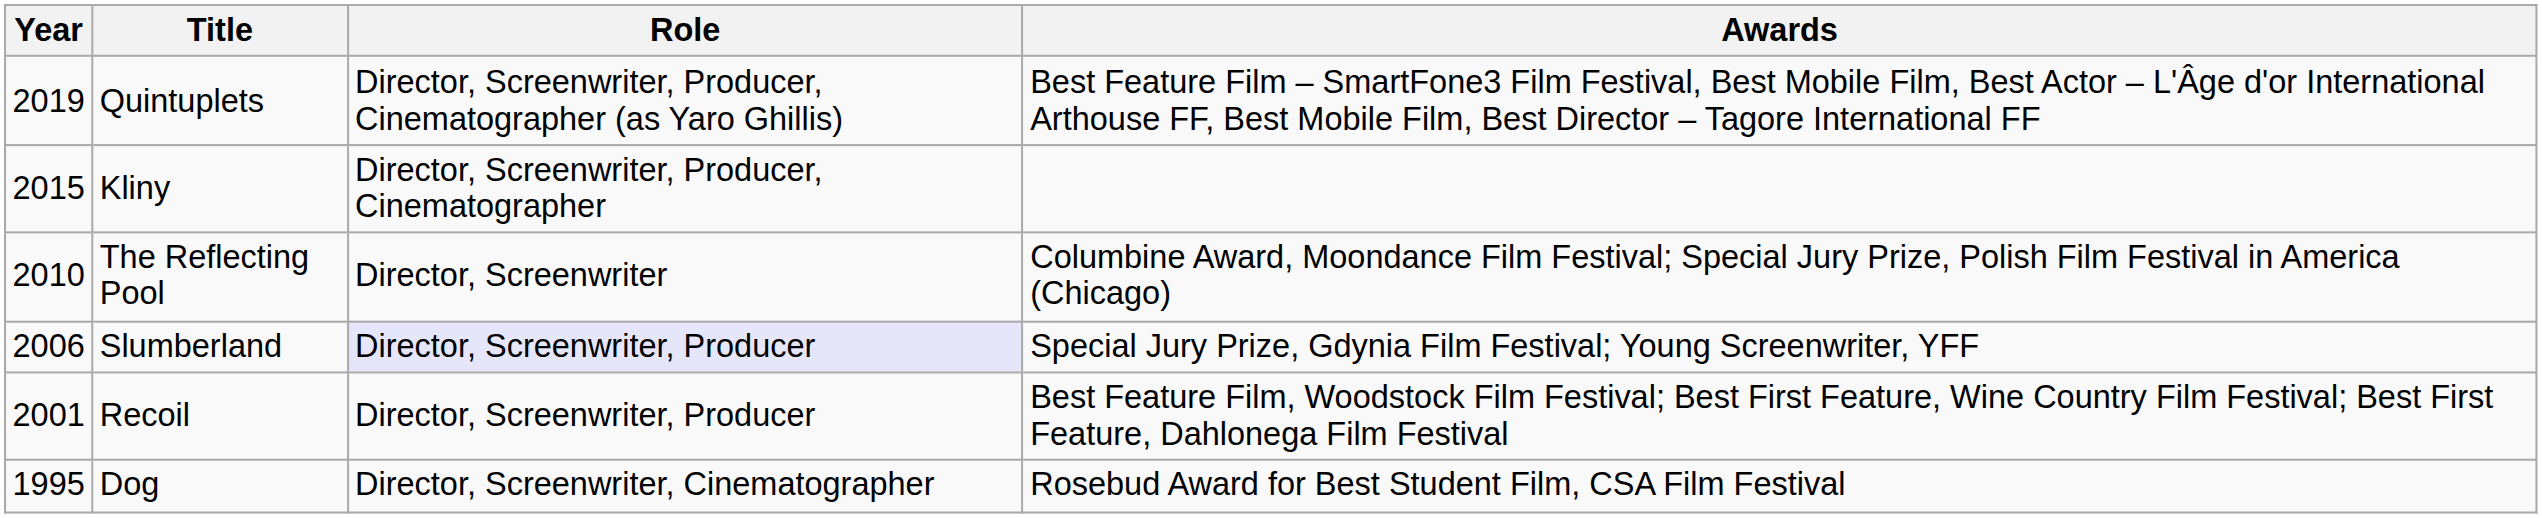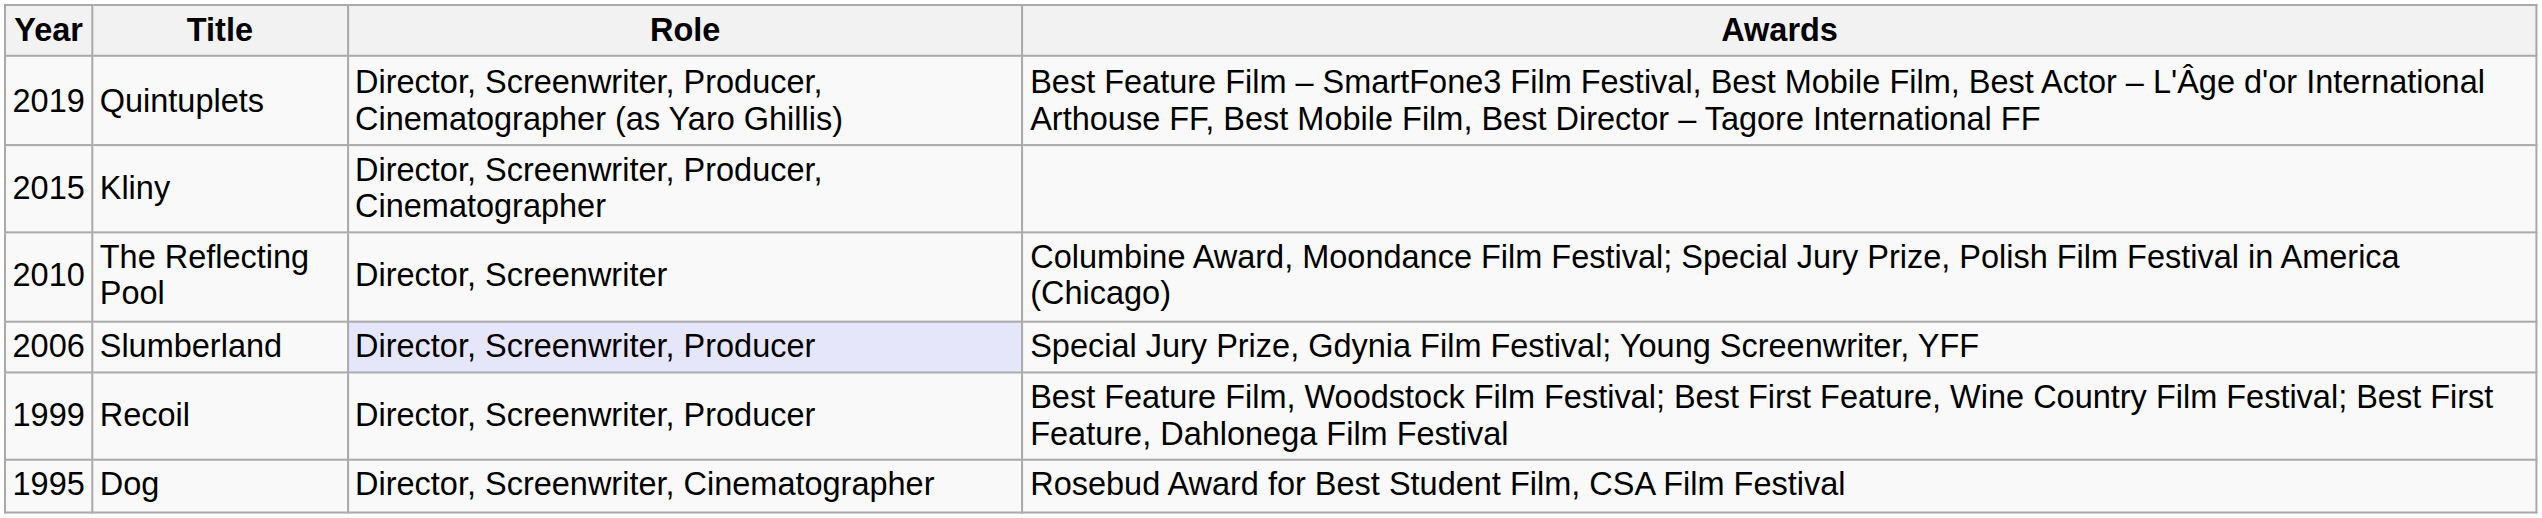(49, 415) 2001 -> (49, 415) 1999
